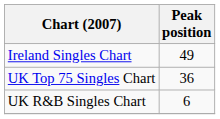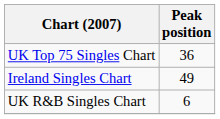rows swapped: (70, 55) <-> (82, 78)
